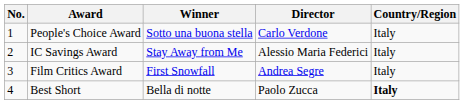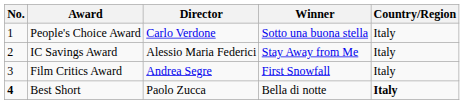columns swapped: (199, 14) <-> (313, 14)
(10, 90) normal -> (10, 90) bold
